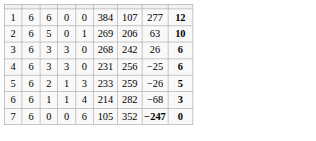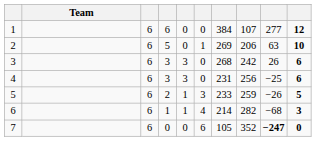+ column: (81, 12)
